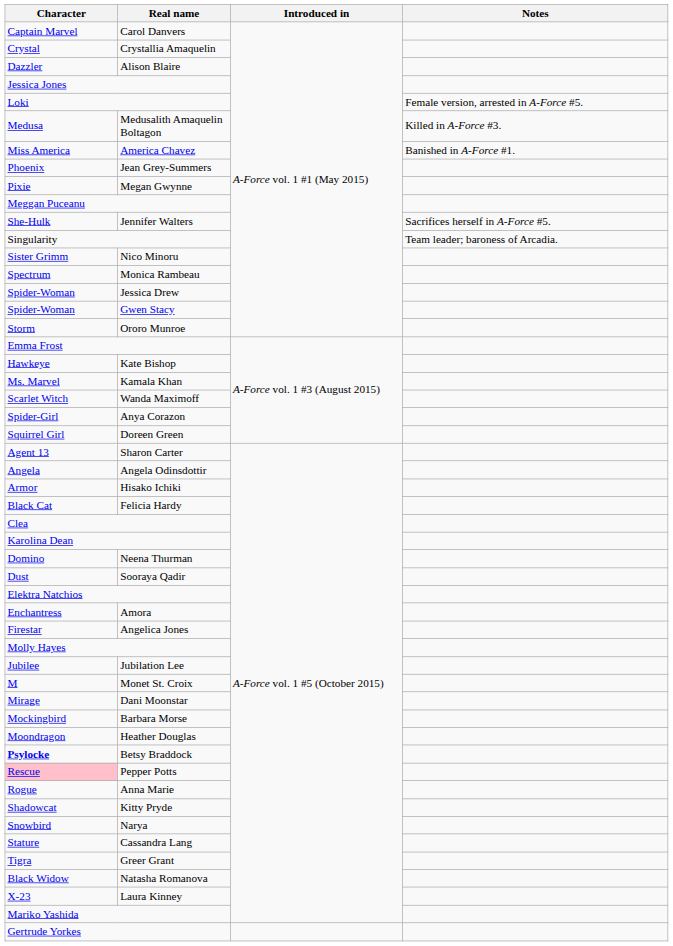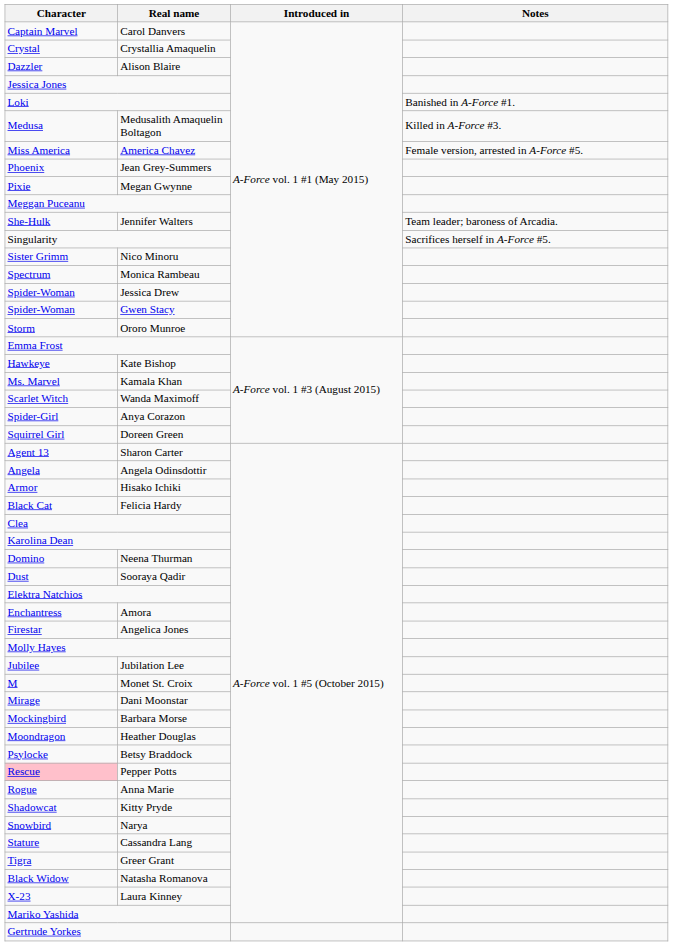(494, 102) Female version, arrested in A-Force #5. -> (460, 102) Banished in A-Force #1.
(460, 150) Banished in A-Force #1. -> (494, 150) Female version, arrested in A-Force #5.
(478, 221) Sacrifices herself in A-Force #5. -> (482, 221) Team leader; baroness of Arcadia.
(482, 239) Team leader; baroness of Arcadia. -> (478, 239) Sacrifices herself in A-Force #5.
(28, 754) bold -> (28, 754) normal
